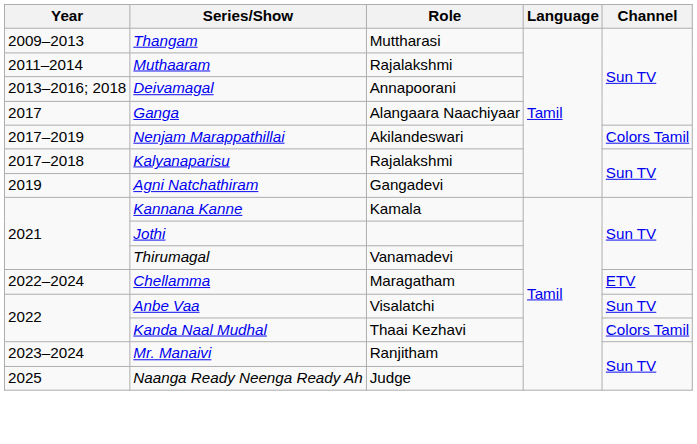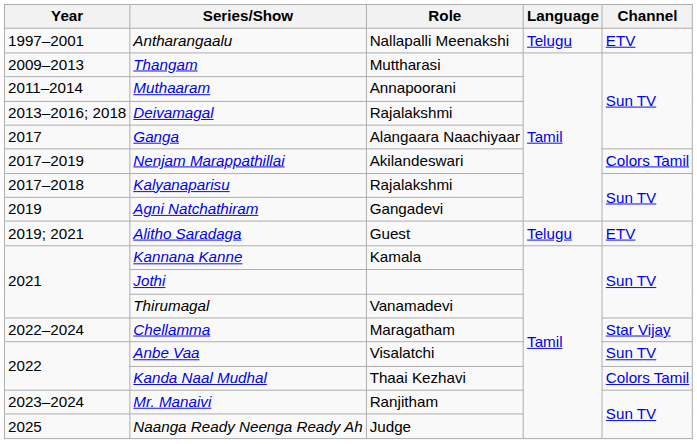+ row: (183, 40)
(411, 64) Rajalakshmi -> (413, 88) Annapoorani
(413, 88) Annapoorani -> (411, 112) Rajalakshmi
+ row: (187, 233)
(621, 281) ETV -> (638, 329) Star Vijay
